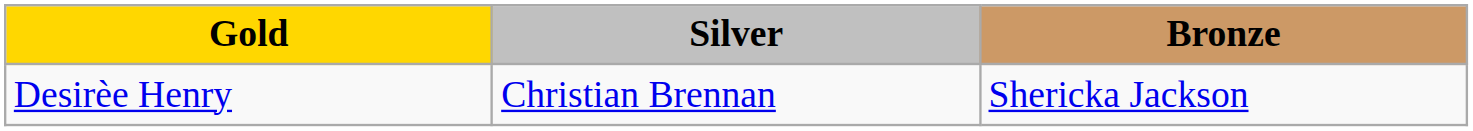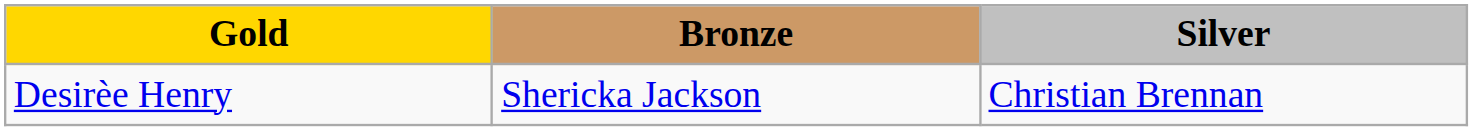columns swapped: (736, 34) <-> (1224, 34)
